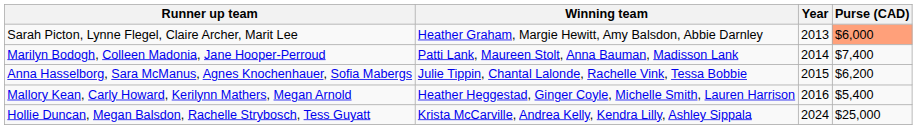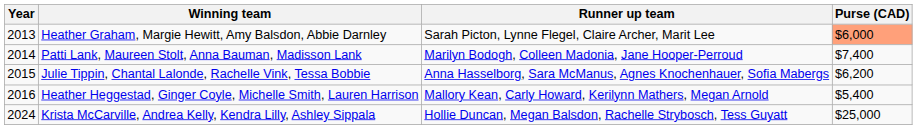columns swapped: (815, 14) <-> (210, 14)
